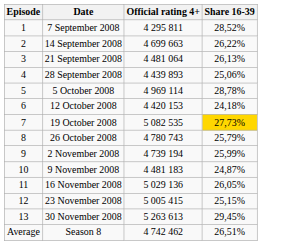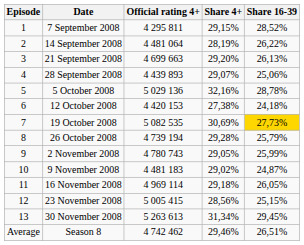+ column: (223, 12)
(163, 43) 4 699 663 -> (163, 43) 4 481 064
(163, 59) 4 481 064 -> (163, 59) 4 699 663
(163, 91) 4 969 114 -> (163, 91) 5 029 136
(163, 138) 4 780 743 -> (163, 138) 4 739 194
(163, 153) 4 739 194 -> (163, 153) 4 780 743
(163, 185) 5 029 136 -> (163, 185) 4 969 114
